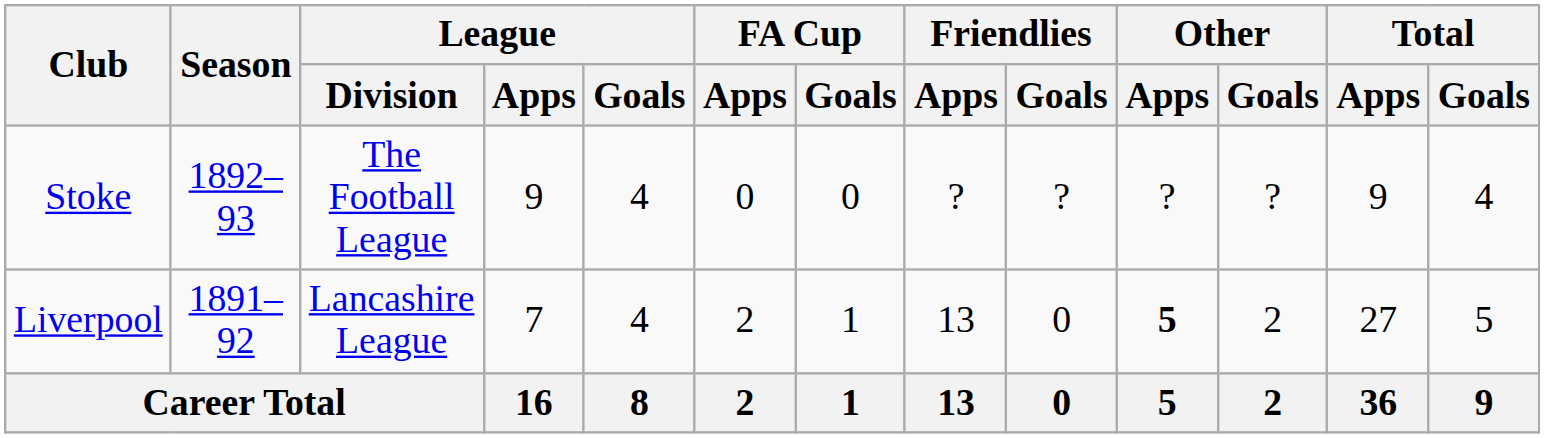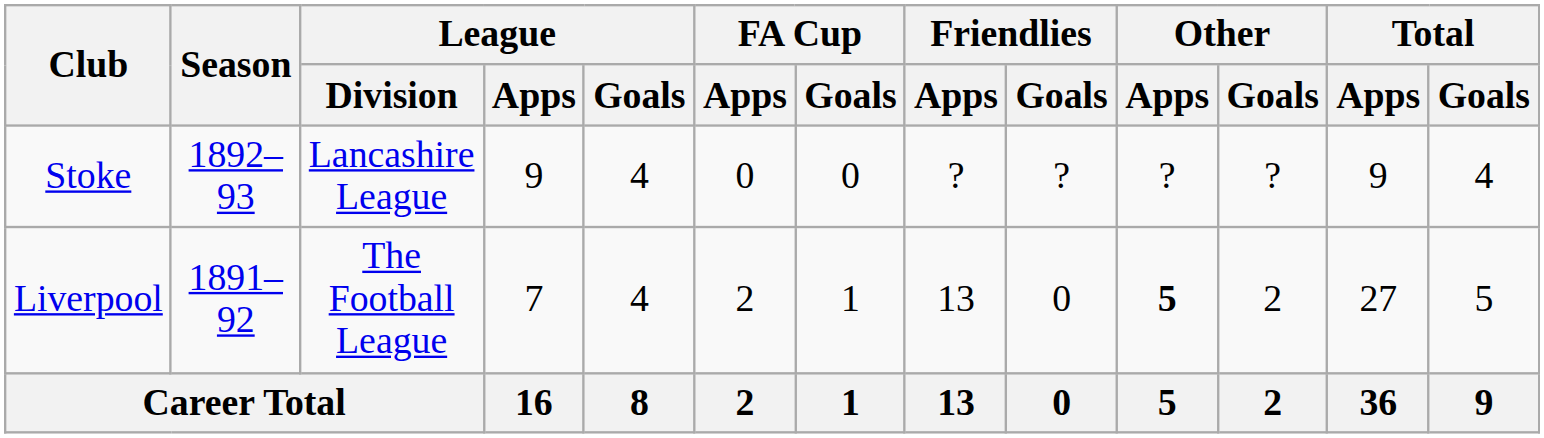(392, 196) The Football League -> (392, 175) Lancashire League
(392, 320) Lancashire League -> (392, 299) The Football League
